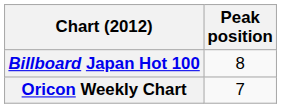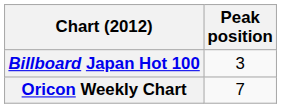(240, 63) 8 -> (240, 63) 3
